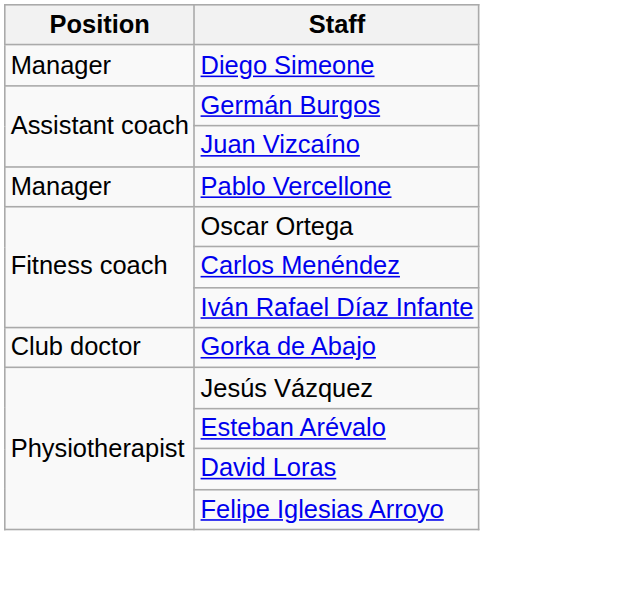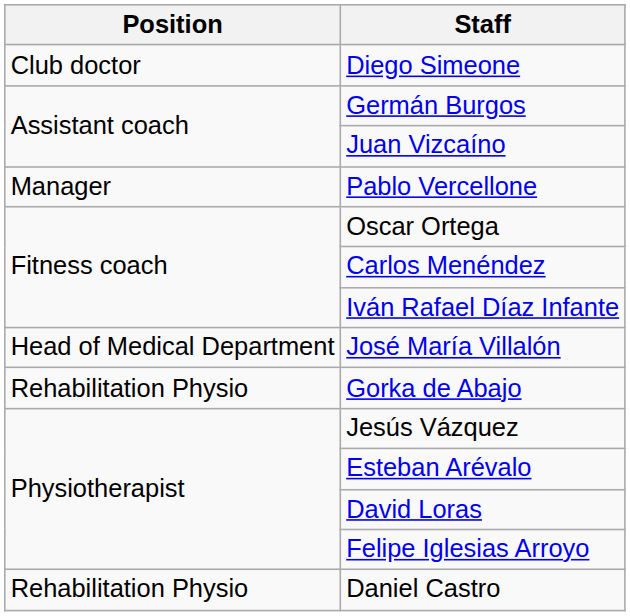(61, 65) Manager -> (76, 65) Club doctor
+ row: (453, 347)
(76, 347) Club doctor -> (129, 387) Rehabilitation Physio
+ row: (423, 589)
